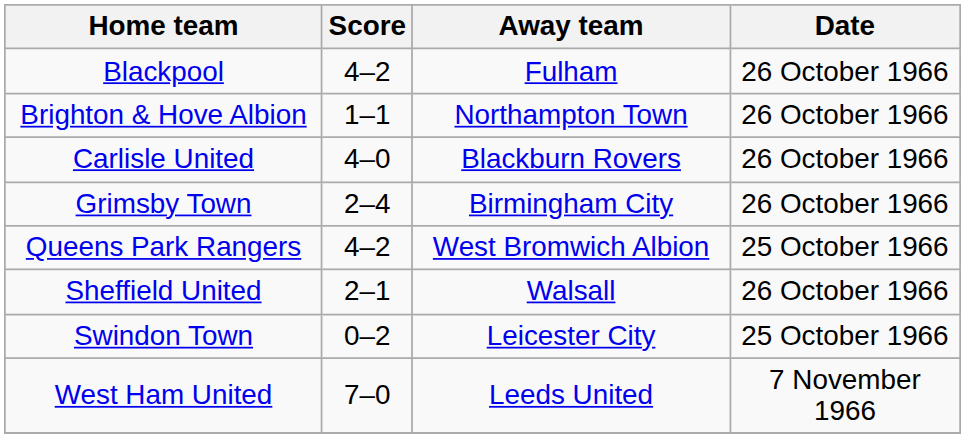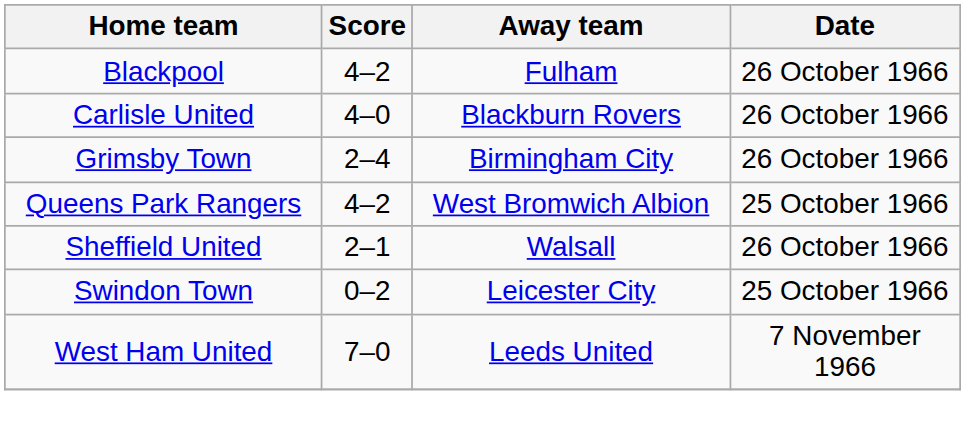- row: (164, 114)
